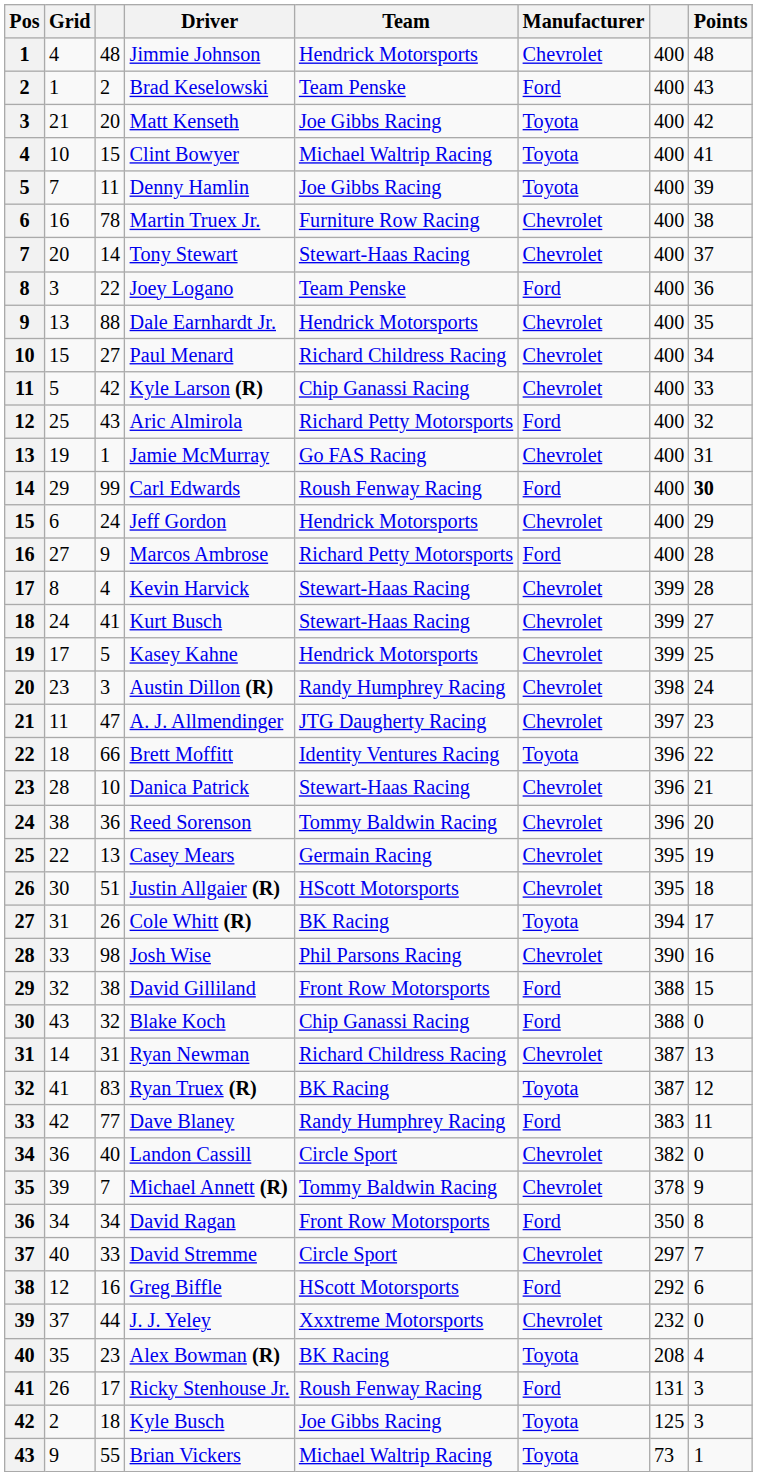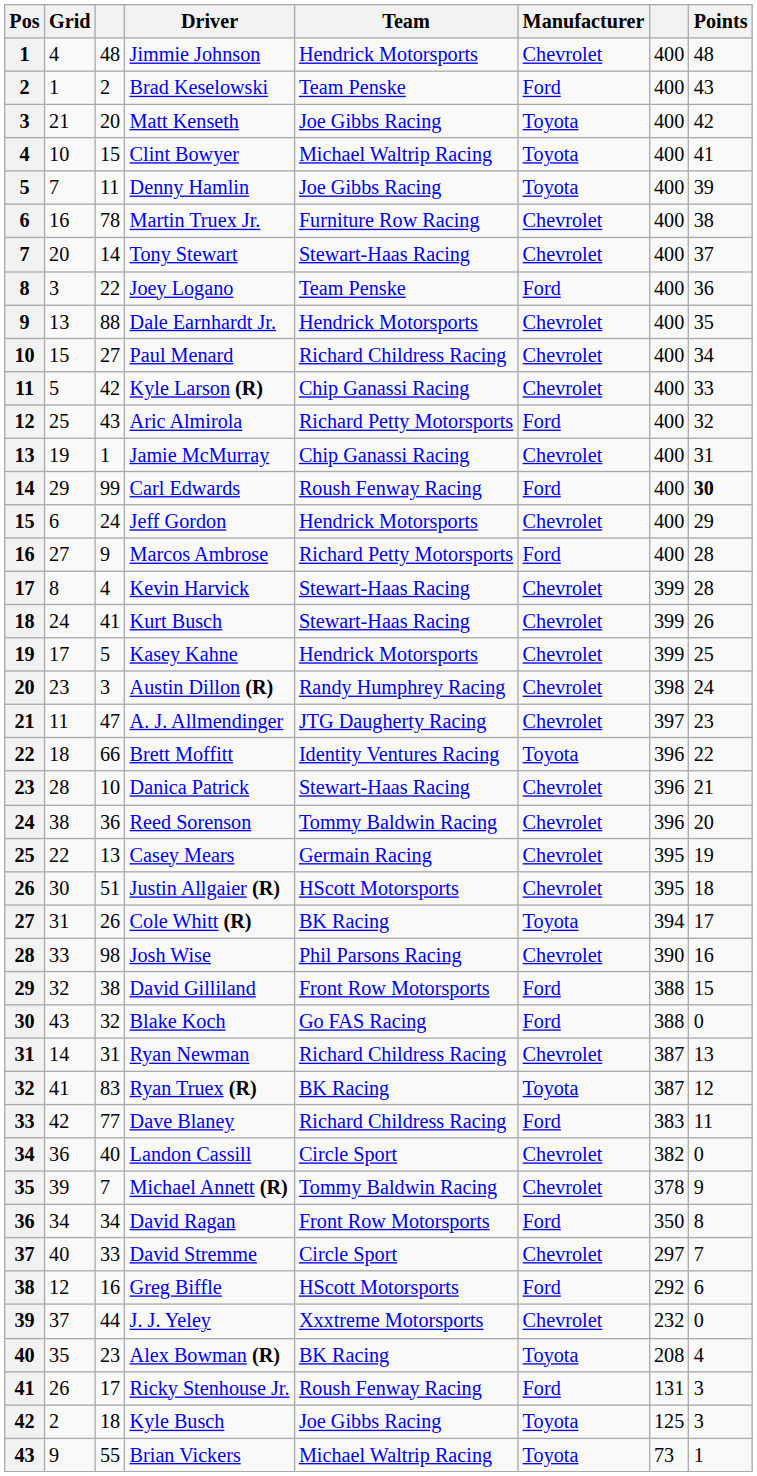(363, 454) Go FAS Racing -> (384, 454) Chip Ganassi Racing
(704, 621) 27 -> (704, 621) 26
(384, 1021) Chip Ganassi Racing -> (363, 1021) Go FAS Racing
(402, 1121) Randy Humphrey Racing -> (403, 1121) Richard Childress Racing
